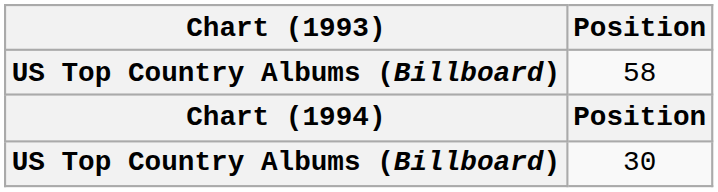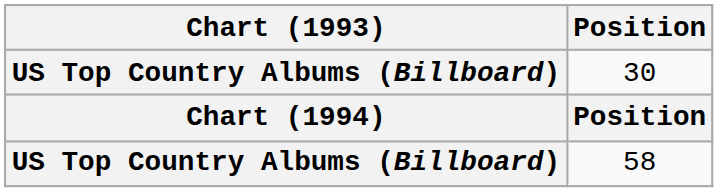rows swapped: (640, 73) <-> (640, 163)
